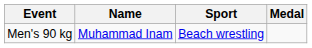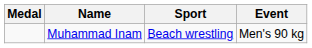columns swapped: (287, 14) <-> (40, 14)
